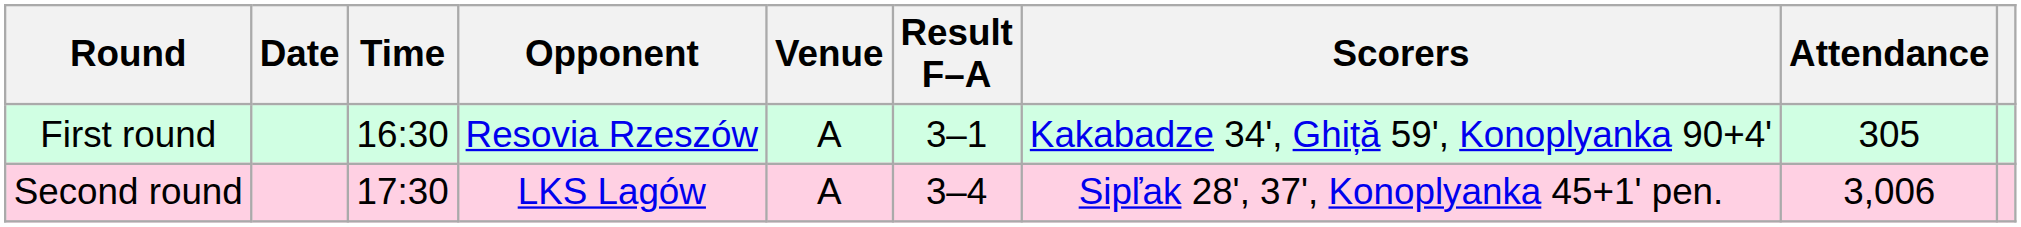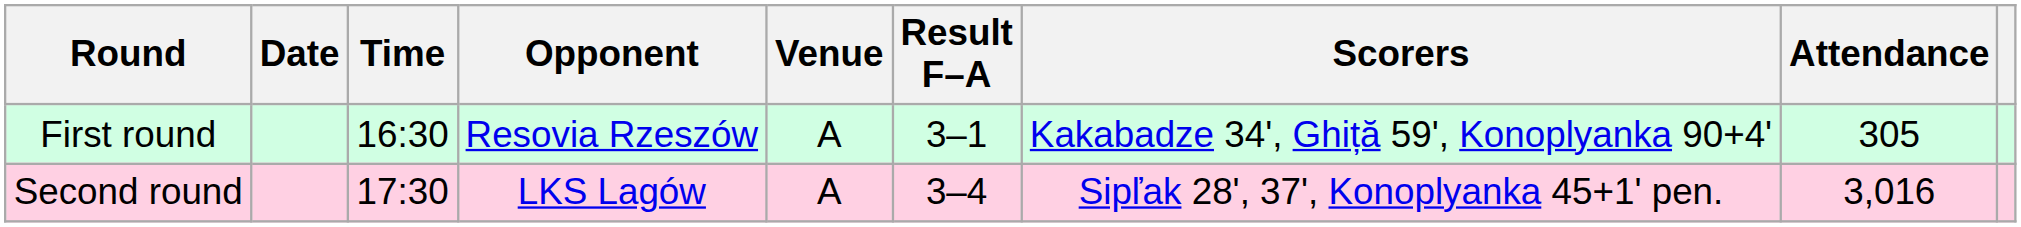(1889, 191) 3,006 -> (1889, 191) 3,016
